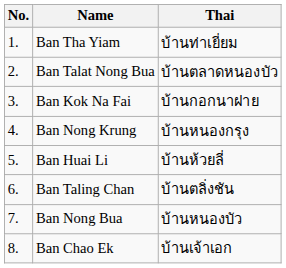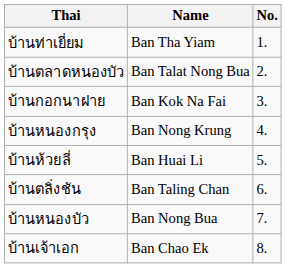columns swapped: (19, 16) <-> (220, 16)
